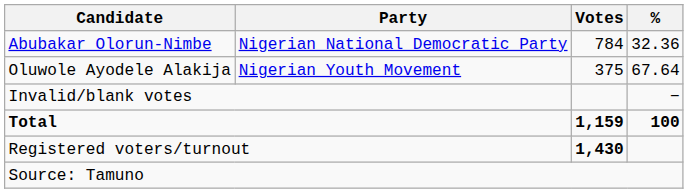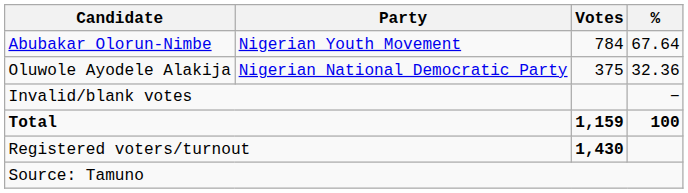(403, 44) Nigerian National Democratic Party -> (350, 44) Nigerian Youth Movement
(655, 44) 32.36 -> (655, 44) 67.64
(350, 70) Nigerian Youth Movement -> (403, 70) Nigerian National Democratic Party
(655, 70) 67.64 -> (655, 70) 32.36
